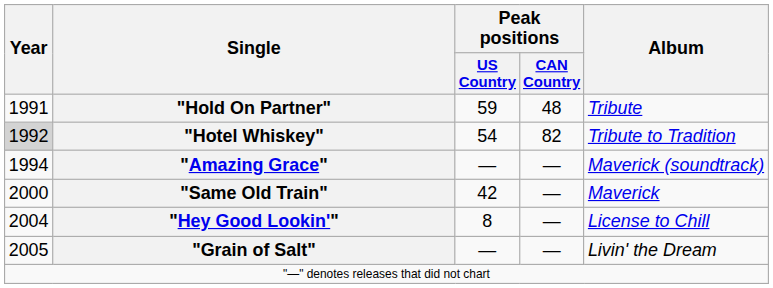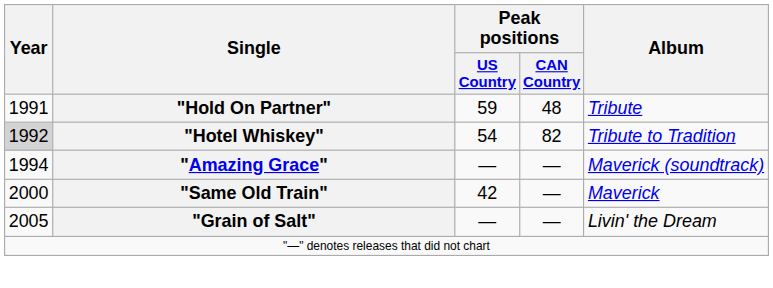- row: (254, 221)
